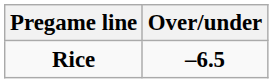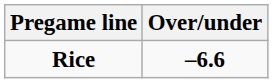(205, 58) –6.5 -> (205, 58) –6.6
